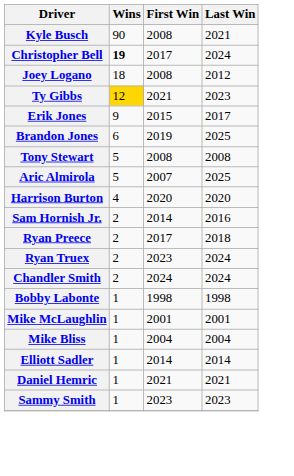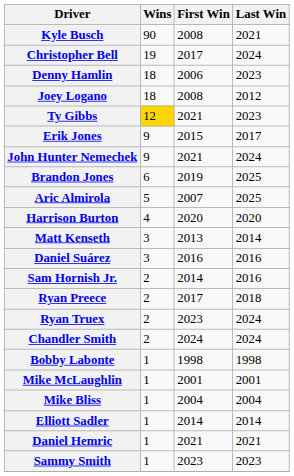(119, 55) bold -> (150, 55) normal
+ row: (72, 75)
+ row: (72, 156)
- row: (57, 156)
+ row: (72, 237)
+ row: (72, 258)
